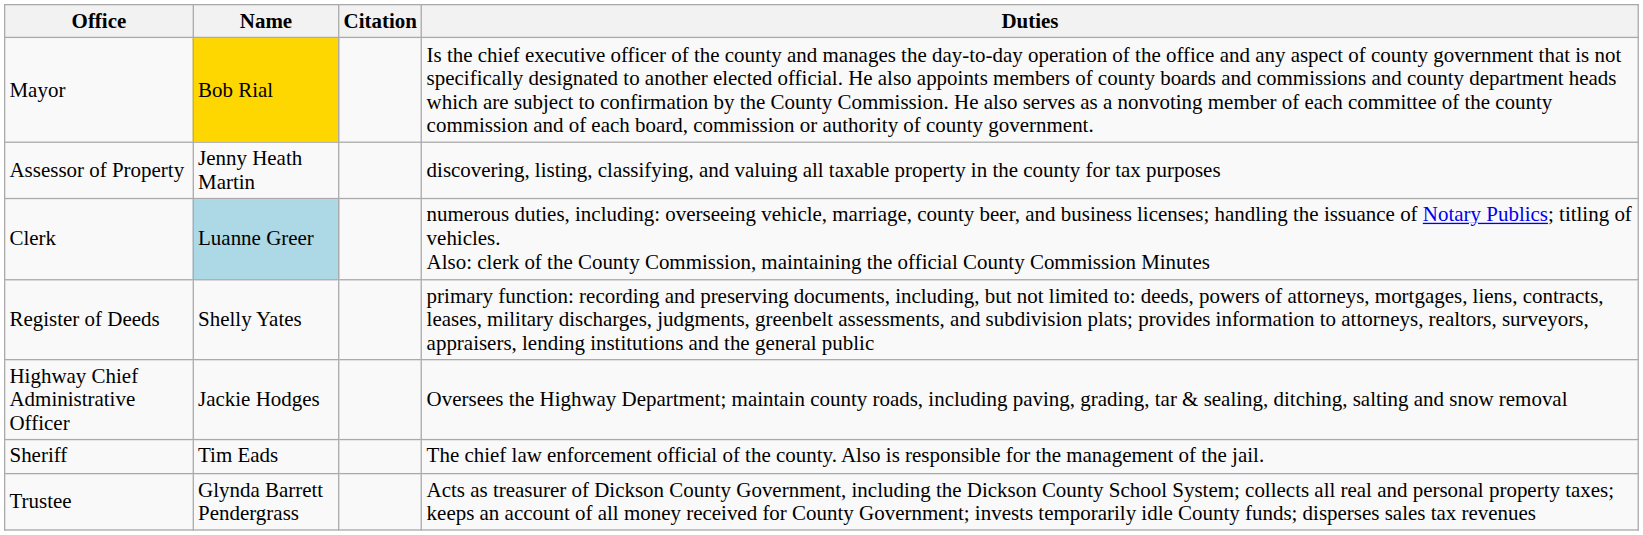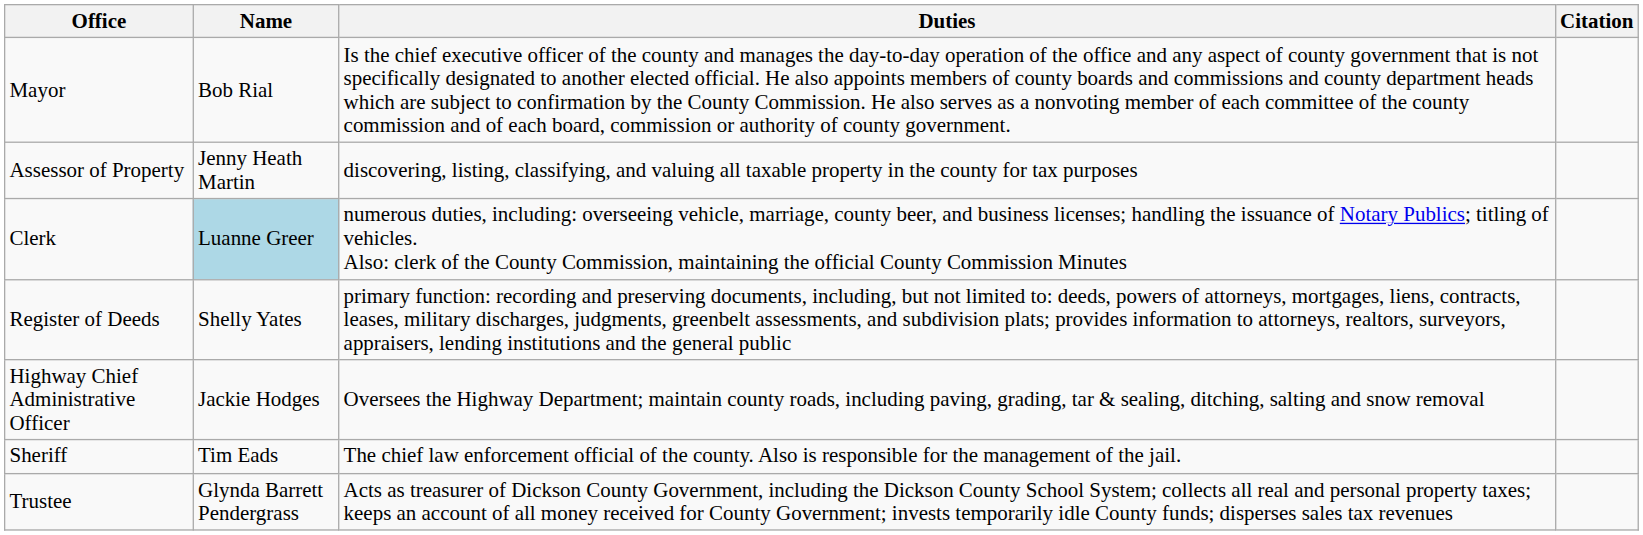columns swapped: (1030, 21) <-> (380, 21)
(236, 89) gold background -> (236, 89) no background
